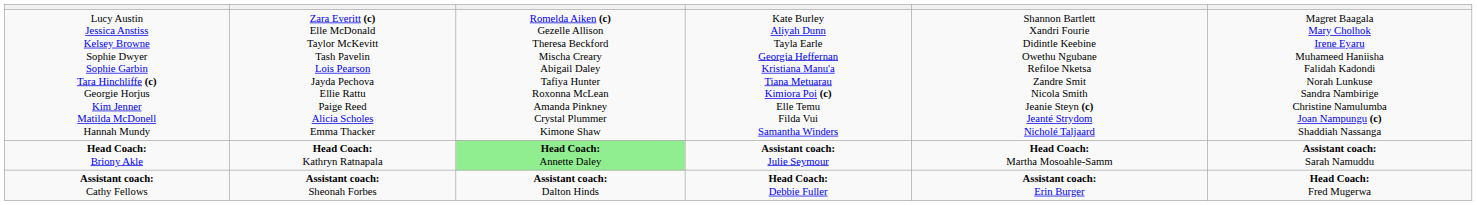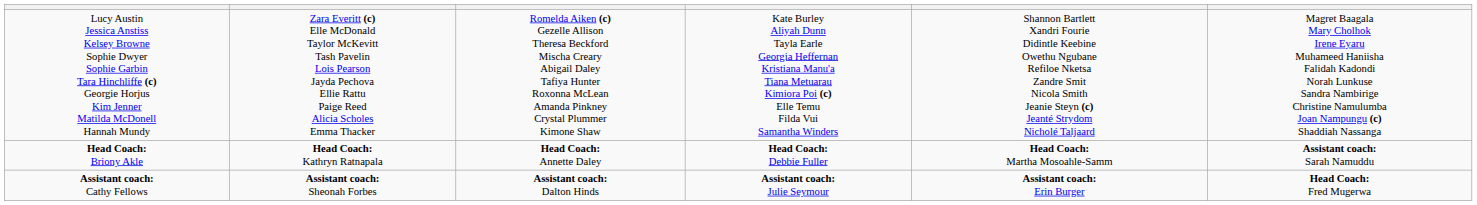(570, 155) lightgreen background -> (570, 155) no background
(798, 155) Assistant coach: Julie Seymour -> (798, 155) Head Coach: Debbie Fuller
(798, 185) Head Coach: Debbie Fuller -> (798, 185) Assistant coach: Julie Seymour
